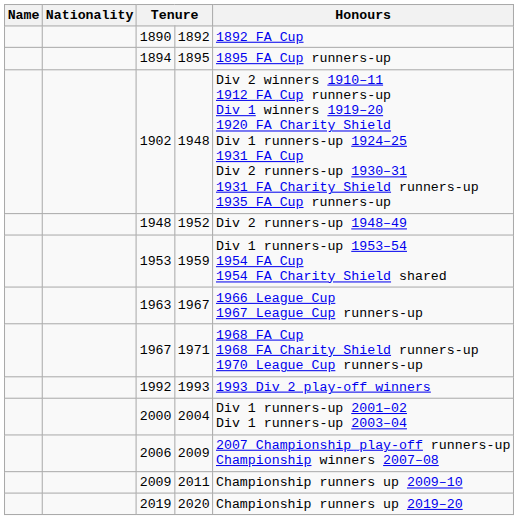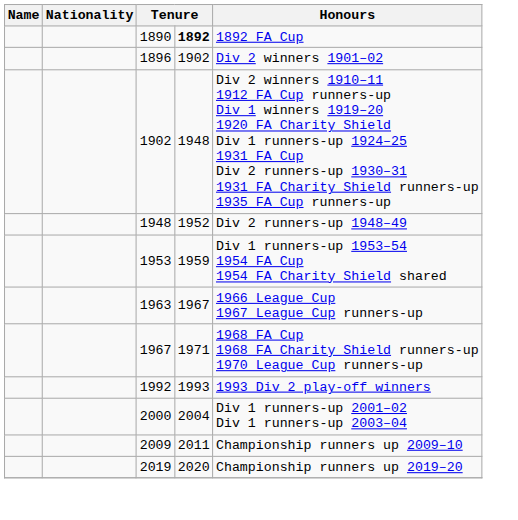(194, 37) normal -> (194, 37) bold
- row: (156, 59)
+ row: (156, 59)
- row: (156, 453)
